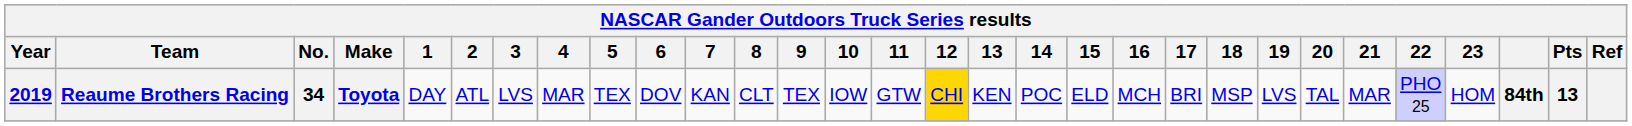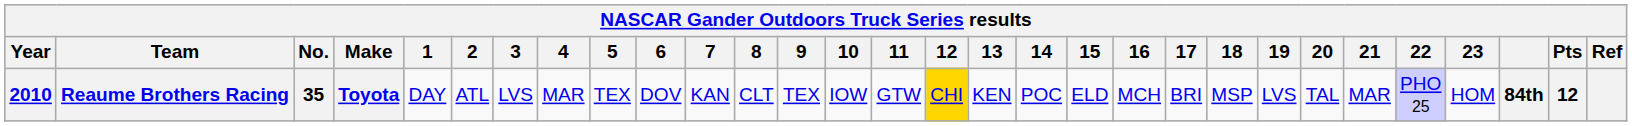(31, 95) 2019 -> (31, 95) 2010
(314, 95) 34 -> (314, 95) 35
(1568, 95) 13 -> (1568, 95) 12
